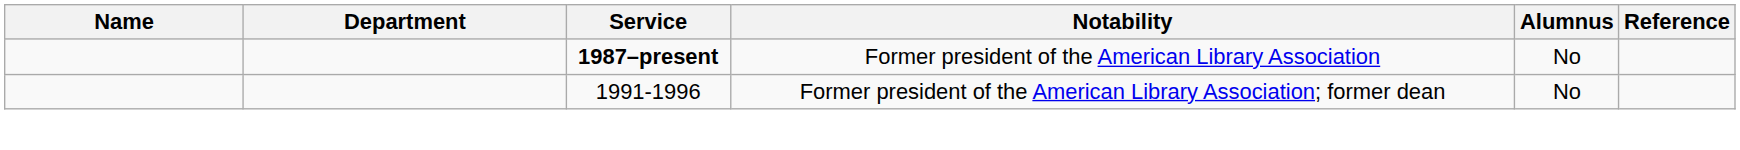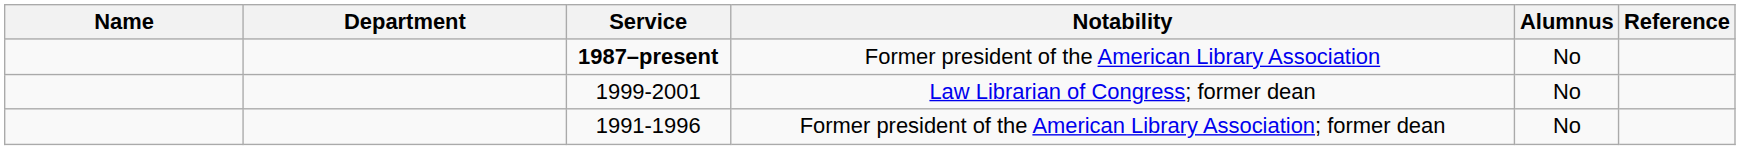+ row: (1123, 91)
